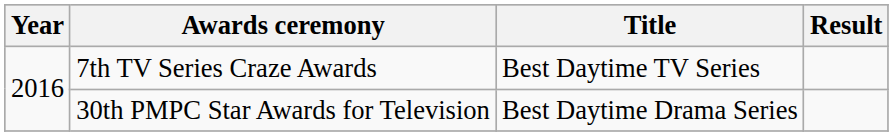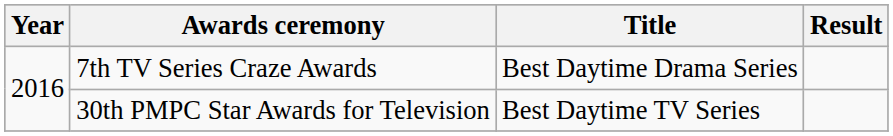(631, 67) Best Daytime TV Series -> (650, 67) Best Daytime Drama Series
(650, 109) Best Daytime Drama Series -> (631, 109) Best Daytime TV Series
